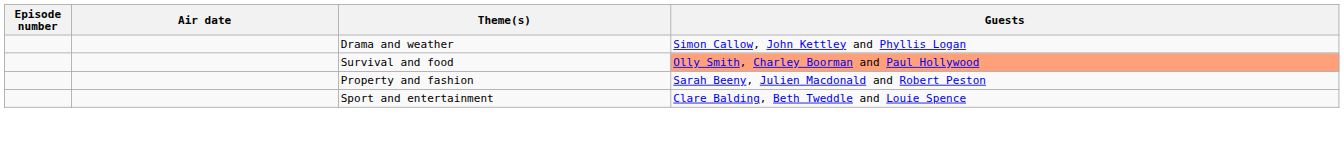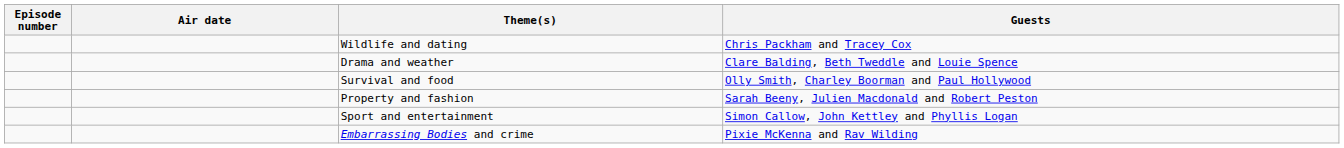+ row: (404, 44)
(820, 44) Simon Callow, John Kettley and Phyllis Logan -> (871, 62) Clare Balding, Beth Tweddle and Louie Spence
(826, 62) lightsalmon background -> (878, 80) no background
(820, 98) Clare Balding, Beth Tweddle and Louie Spence -> (871, 116) Simon Callow, John Kettley and Phyllis Logan
+ row: (437, 134)
